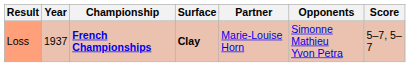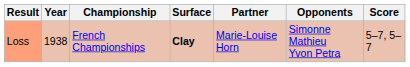(56, 41) 1937 -> (56, 41) 1938
(112, 41) bold -> (109, 41) normal
